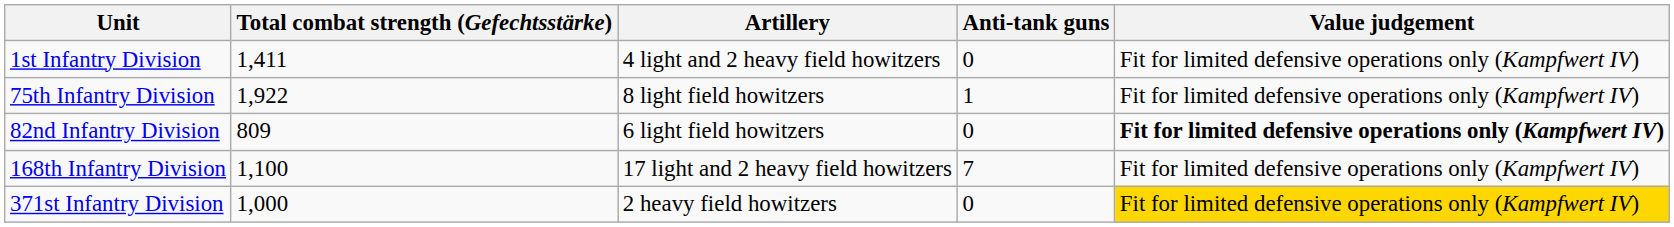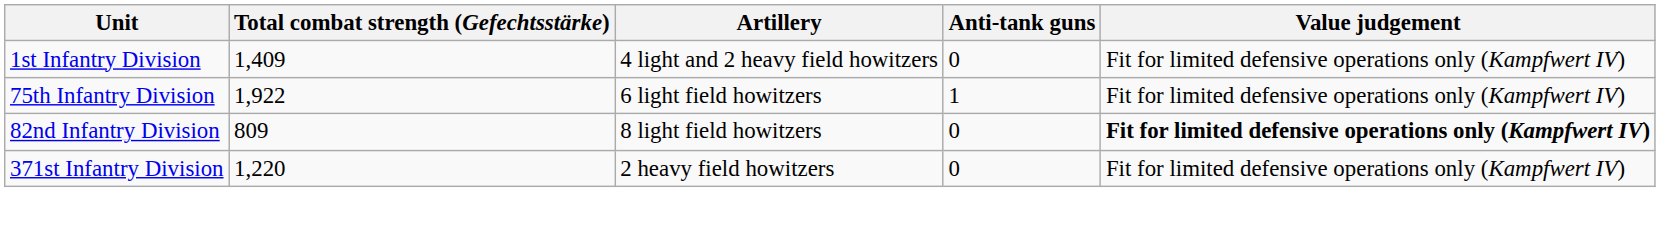(262, 58) 1,411 -> (260, 58) 1,409
(723, 95) 8 light field howitzers -> (721, 95) 6 light field howitzers
(723, 131) 6 light field howitzers -> (721, 131) 8 light field howitzers
- row: (118, 167)
(262, 204) 1,000 -> (260, 167) 1,220
(1379, 204) gold background -> (1365, 167) no background
